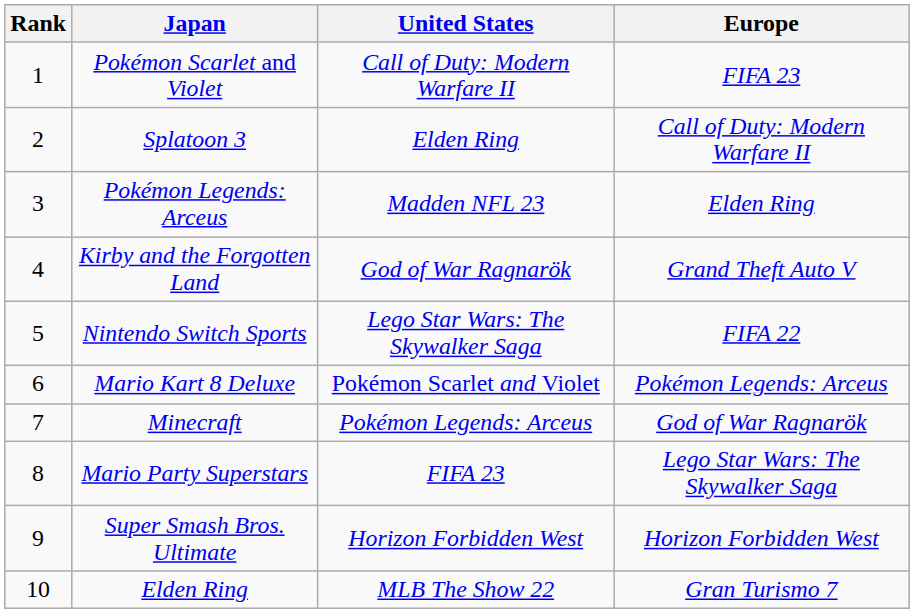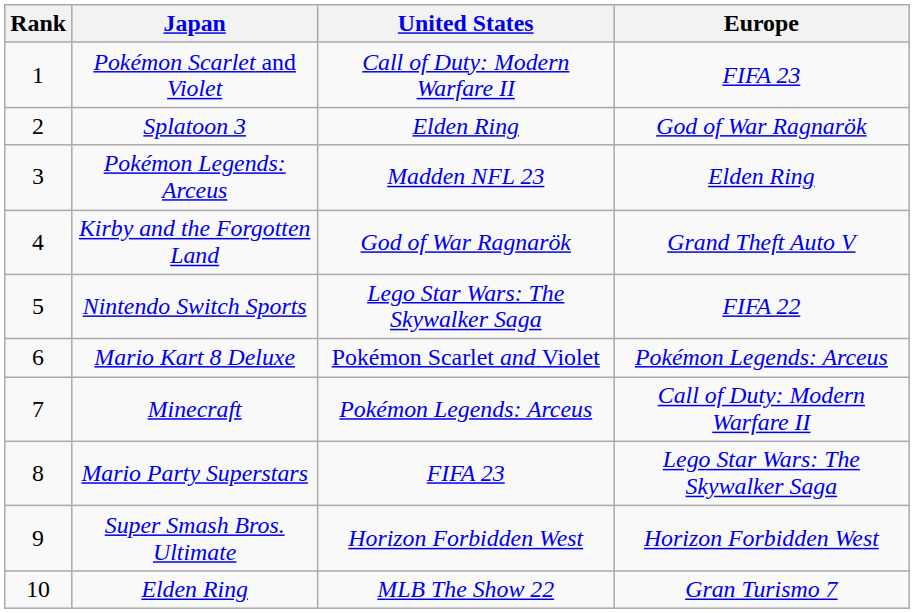(761, 139) Call of Duty: Modern Warfare II -> (761, 125) God of War Ragnarök
(761, 422) God of War Ragnarök -> (761, 408) Call of Duty: Modern Warfare II
